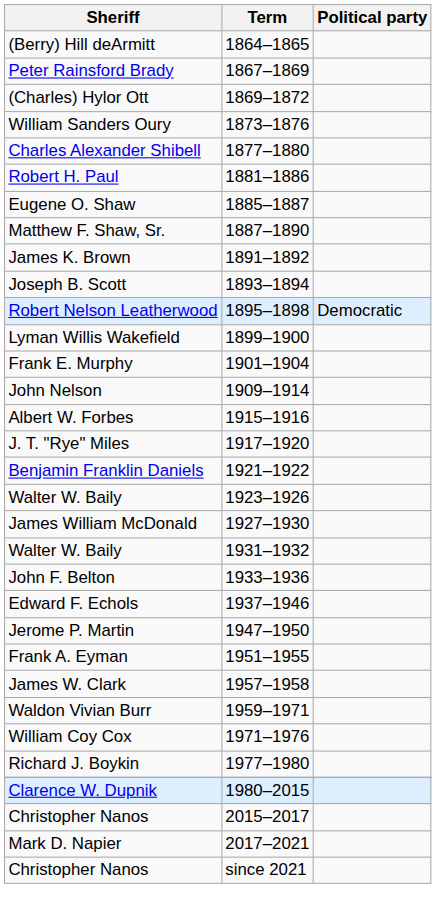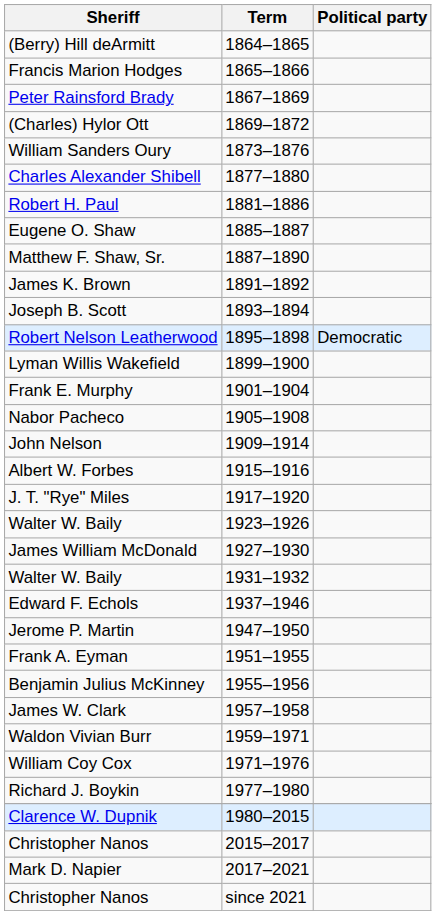+ row: (95, 71)
+ row: (66, 417)
- row: (106, 470)
- row: (62, 577)
+ row: (106, 683)
